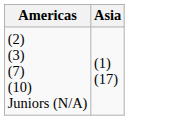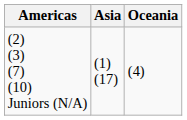+ column: (153, 15)
